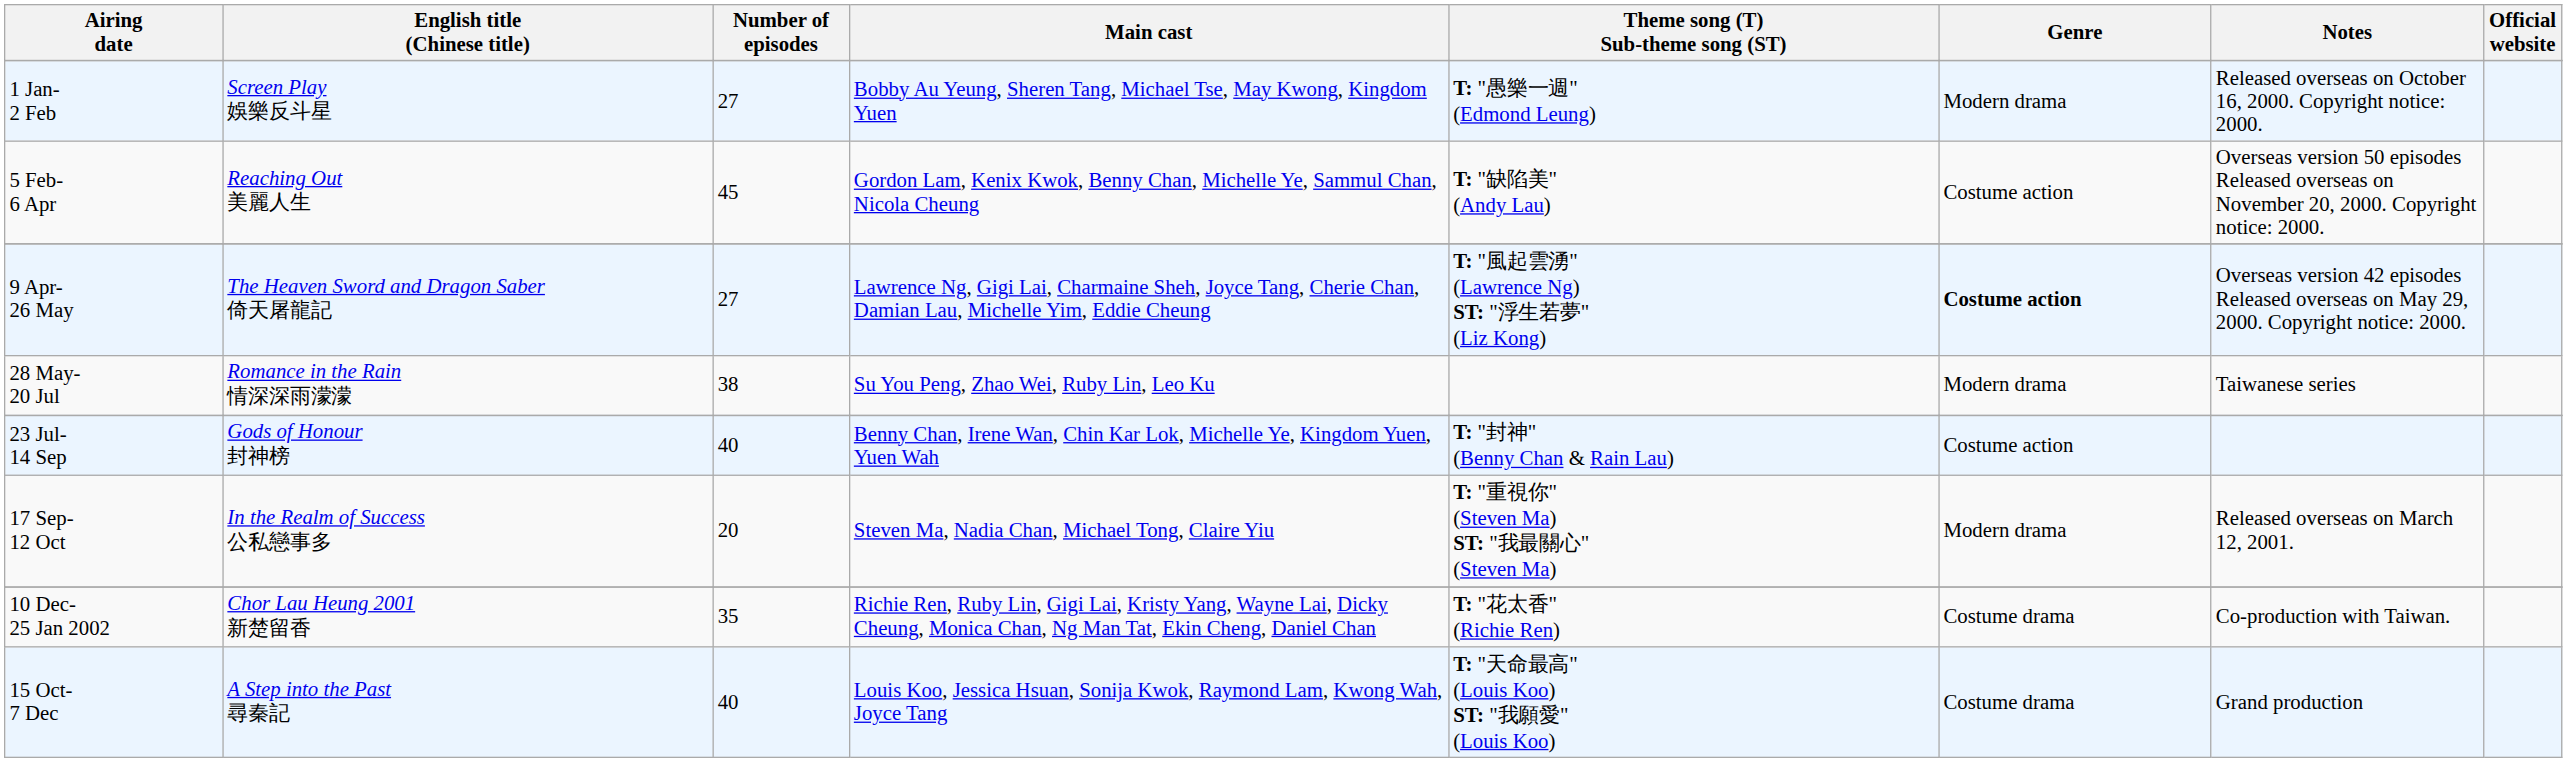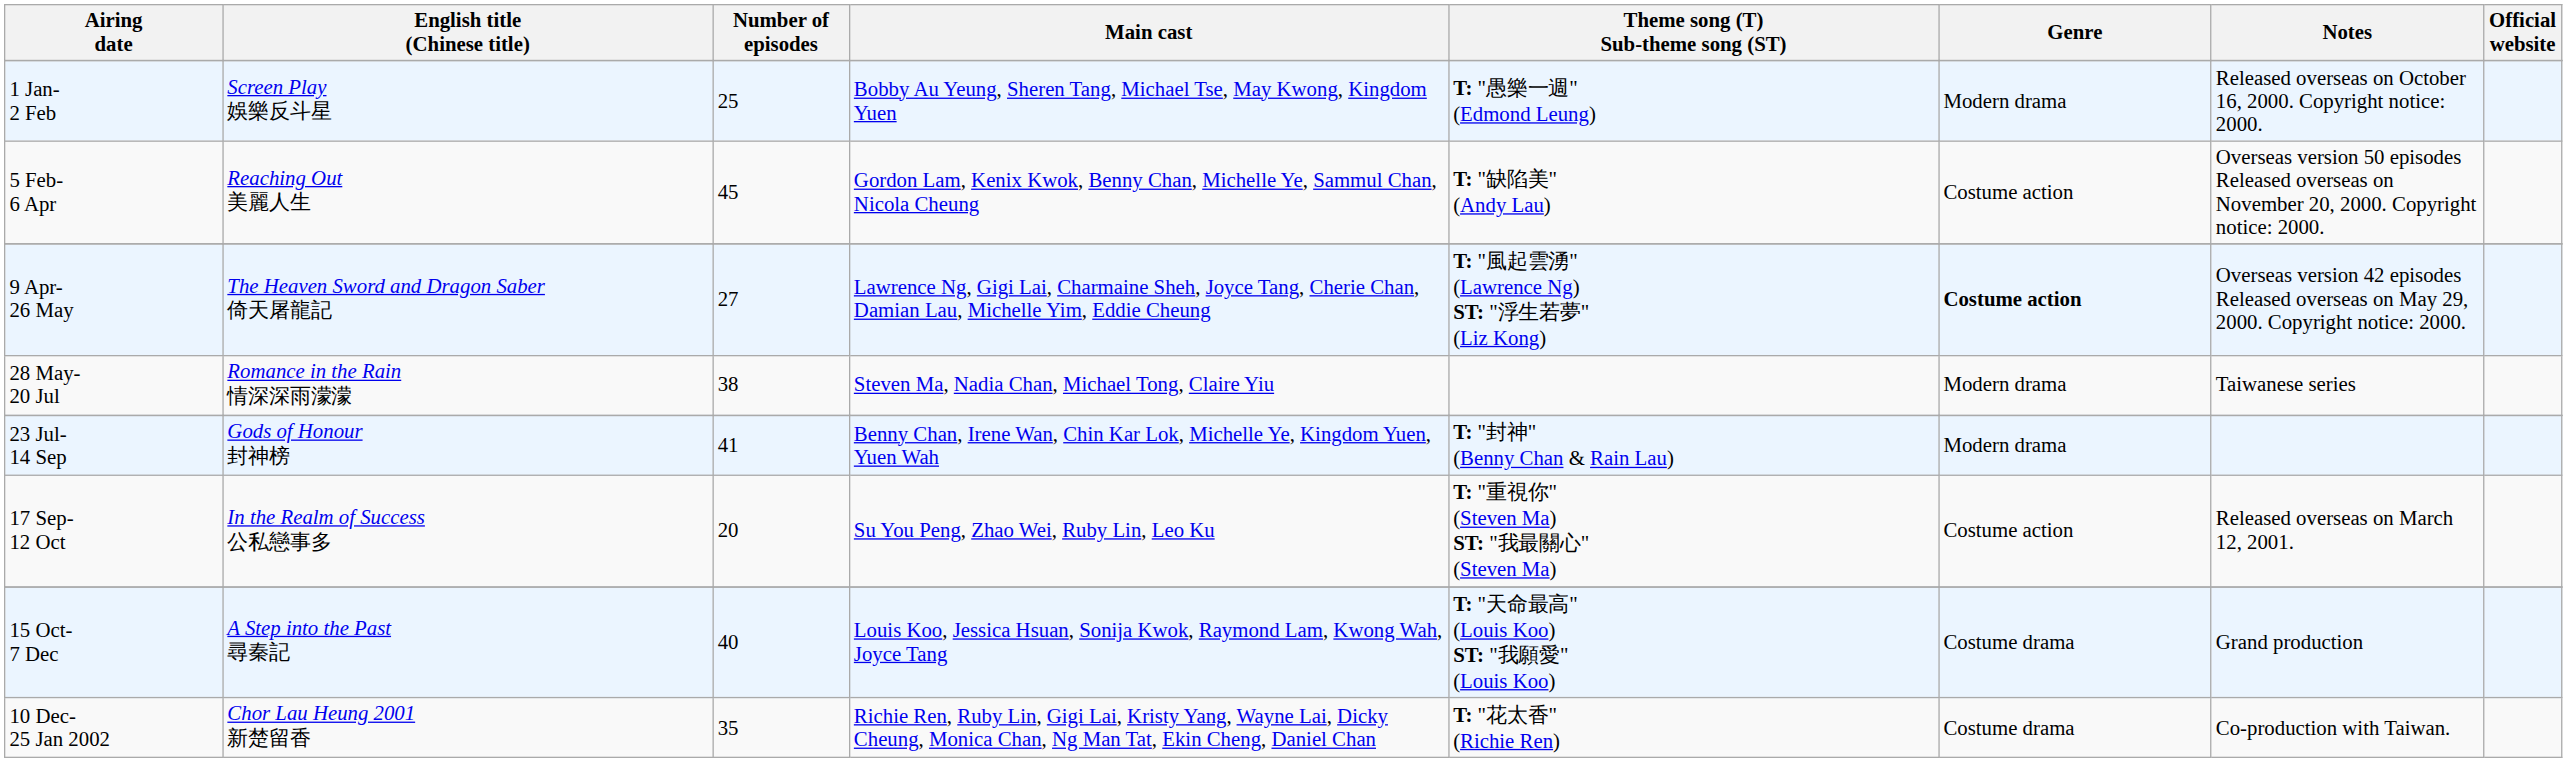(728, 100) 27 -> (728, 100) 25
(1034, 384) Su You Peng, Zhao Wei, Ruby Lin, Leo Ku -> (1064, 384) Steven Ma, Nadia Chan, Michael Tong, Claire Yiu
(728, 445) 40 -> (728, 445) 41
(2008, 445) Costume action -> (2005, 445) Modern drama
(1064, 530) Steven Ma, Nadia Chan, Michael Tong, Claire Yiu -> (1034, 530) Su You Peng, Zhao Wei, Ruby Lin, Leo Ku
(2005, 530) Modern drama -> (2008, 530) Costume action
rows swapped: (41, 702) <-> (60, 616)
